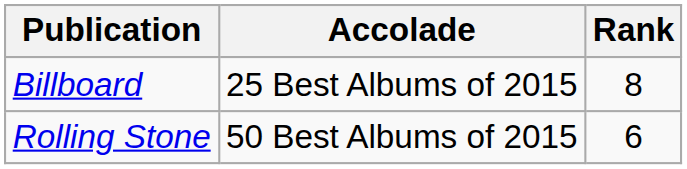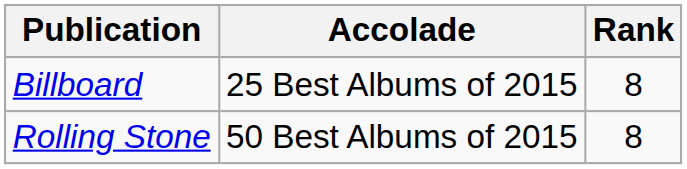(634, 136) 6 -> (634, 136) 8
